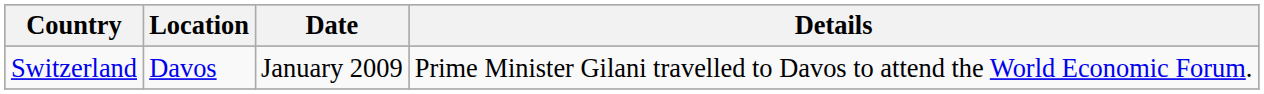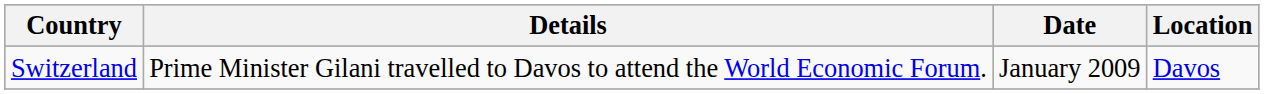columns swapped: (199, 25) <-> (834, 25)
